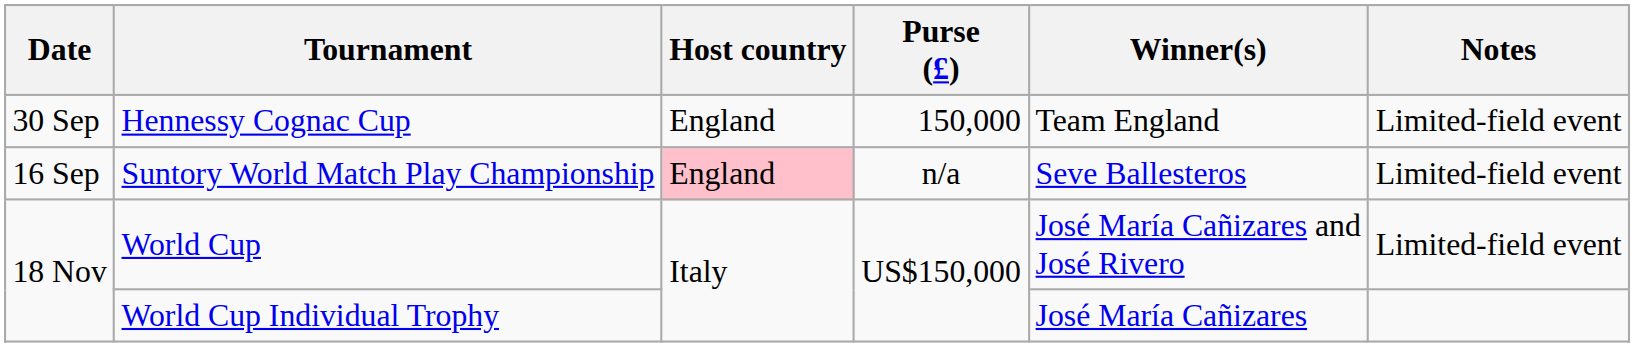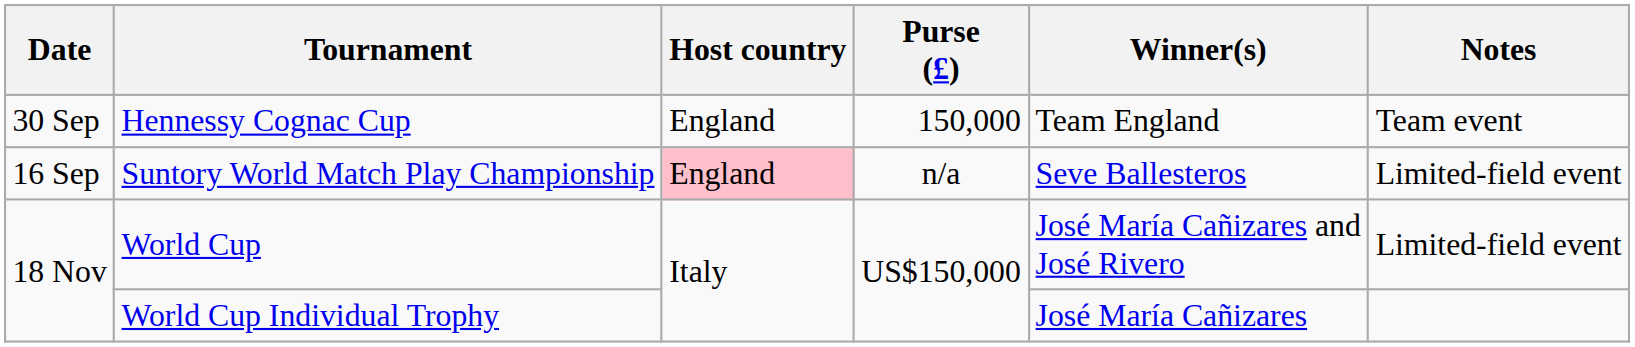(1499, 120) Limited-field event -> (1449, 120) Team event
